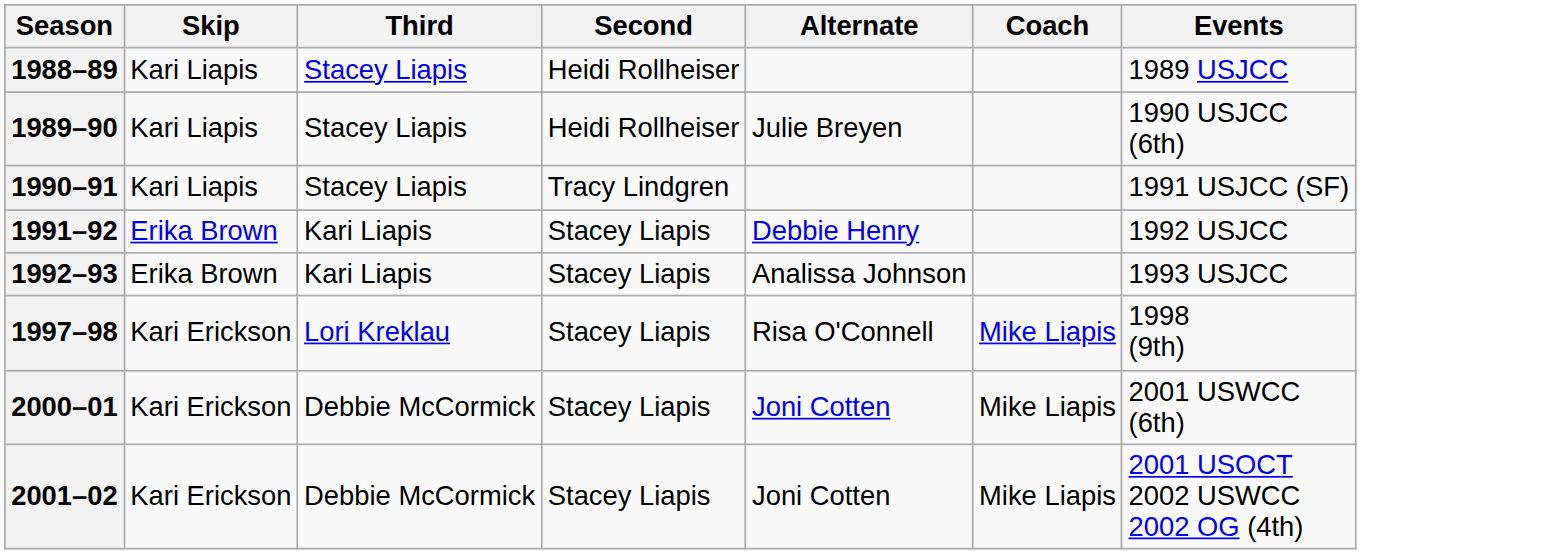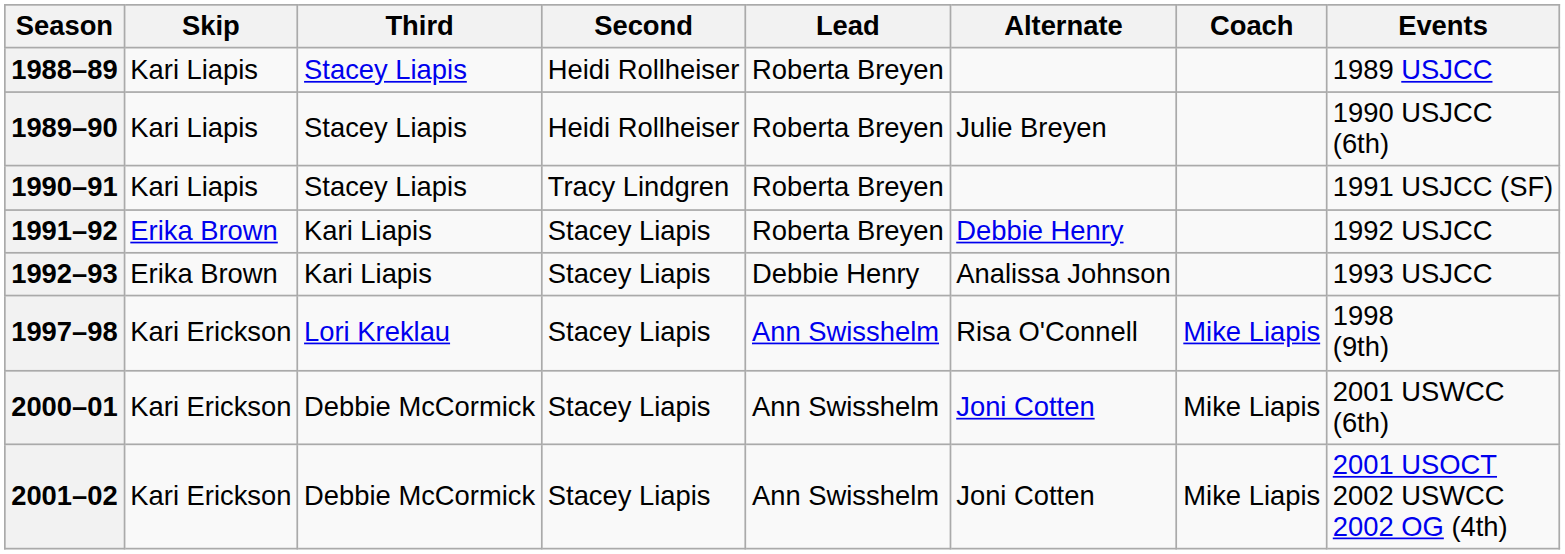+ column: (848, 26)
